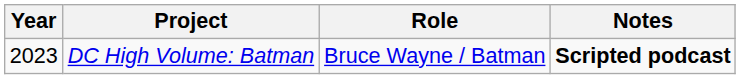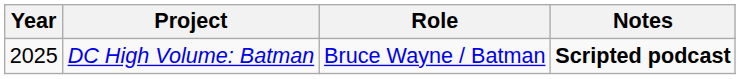(34, 55) 2023 -> (34, 55) 2025
